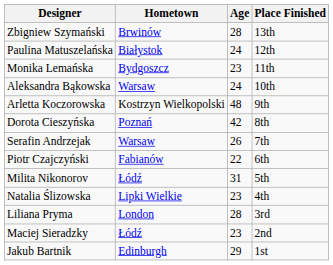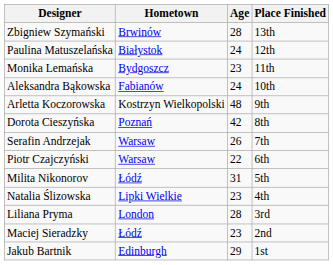(137, 86) Warsaw -> (141, 86) Fabianów
(141, 159) Fabianów -> (137, 159) Warsaw
